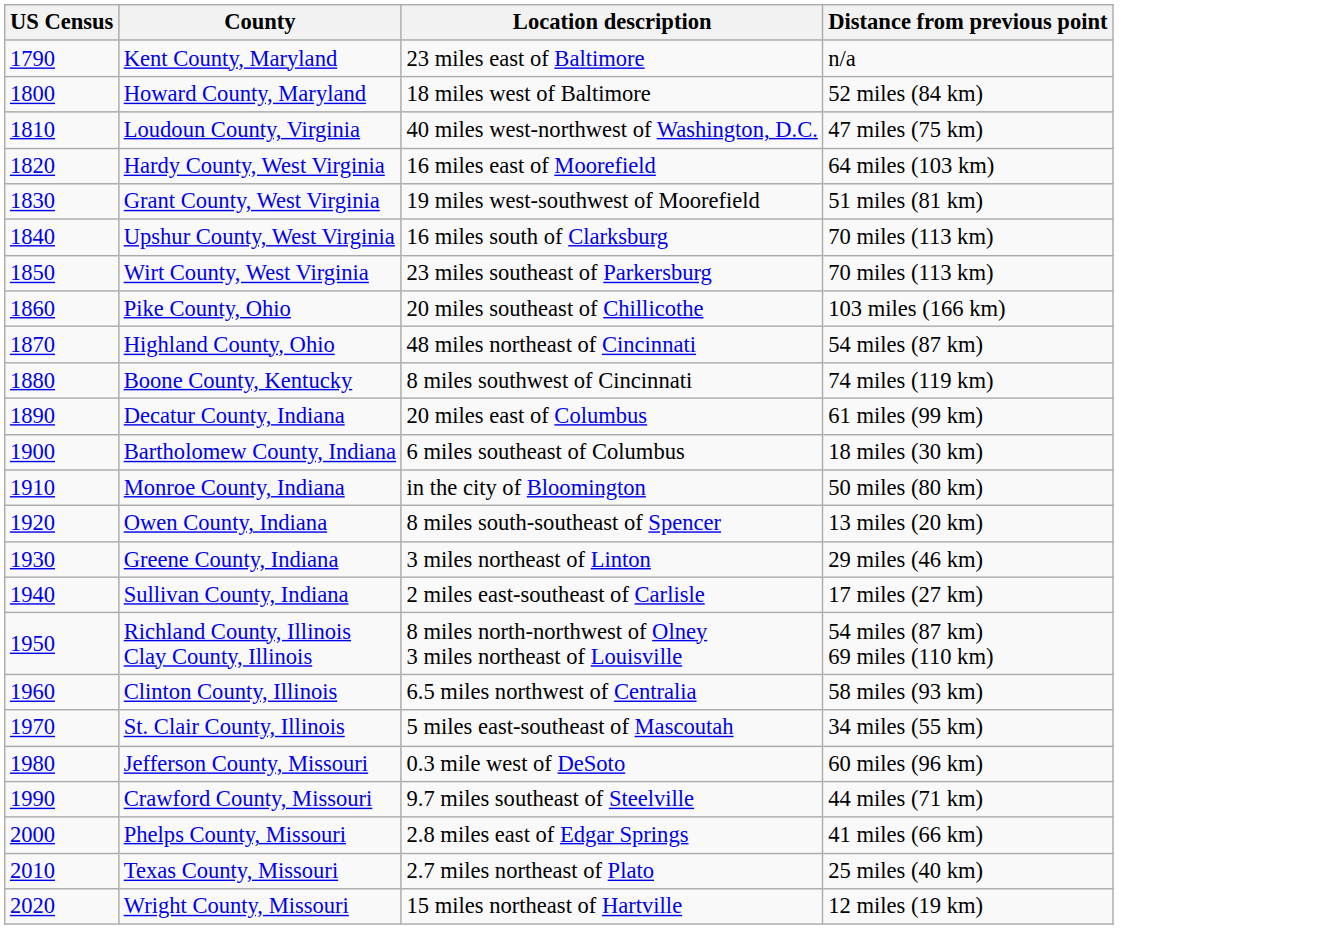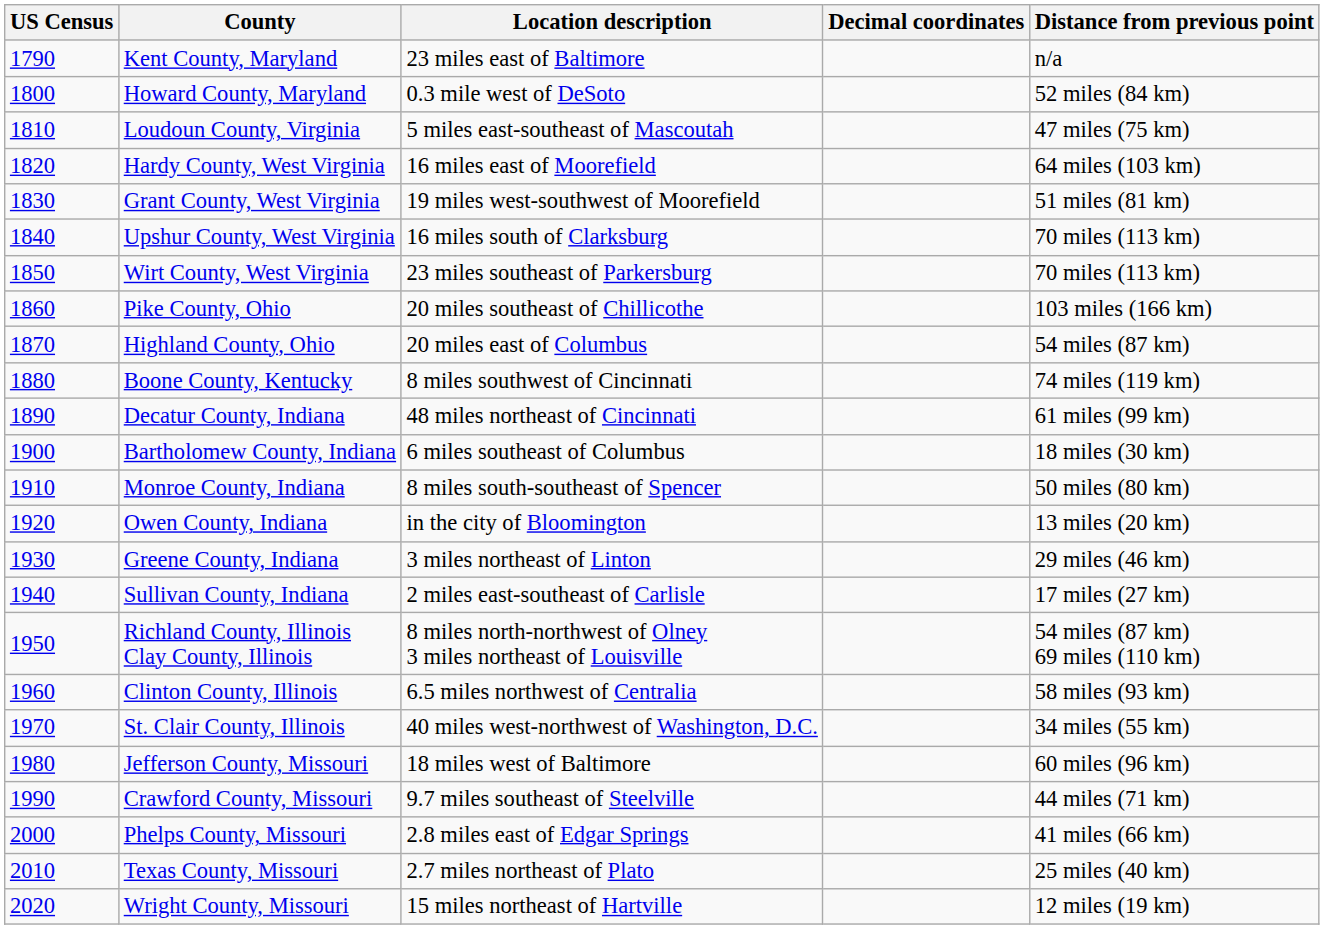+ column: (926, 22)
(529, 93) 18 miles west of Baltimore -> (516, 93) 0.3 mile west of DeSoto
(612, 129) 40 miles west-northwest of Washington, D.C. -> (570, 129) 5 miles east-southeast of Mascoutah
(551, 344) 48 miles northeast of Cincinnati -> (527, 344) 20 miles east of Columbus
(527, 415) 20 miles east of Columbus -> (551, 415) 48 miles northeast of Cincinnati
(526, 487) in the city of Bloomington -> (564, 487) 8 miles south-southeast of Spencer
(564, 523) 8 miles south-southeast of Spencer -> (526, 523) in the city of Bloomington
(570, 727) 5 miles east-southeast of Mascoutah -> (612, 727) 40 miles west-northwest of Washington, D.C.
(516, 763) 0.3 mile west of DeSoto -> (529, 763) 18 miles west of Baltimore
